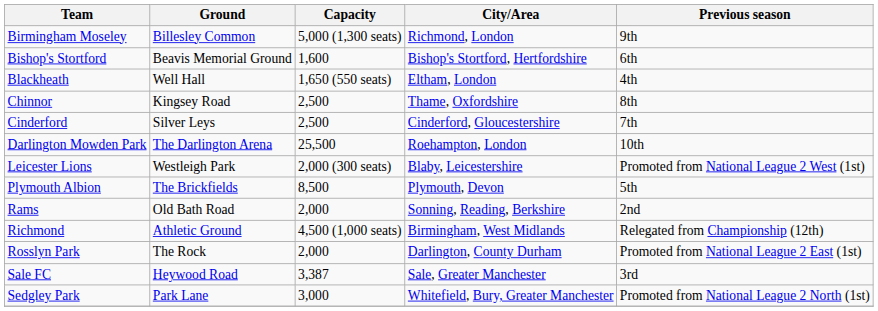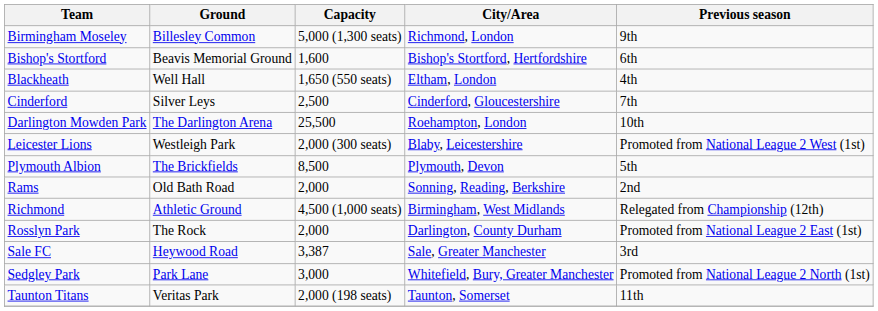- row: (30, 101)
+ row: (48, 295)
